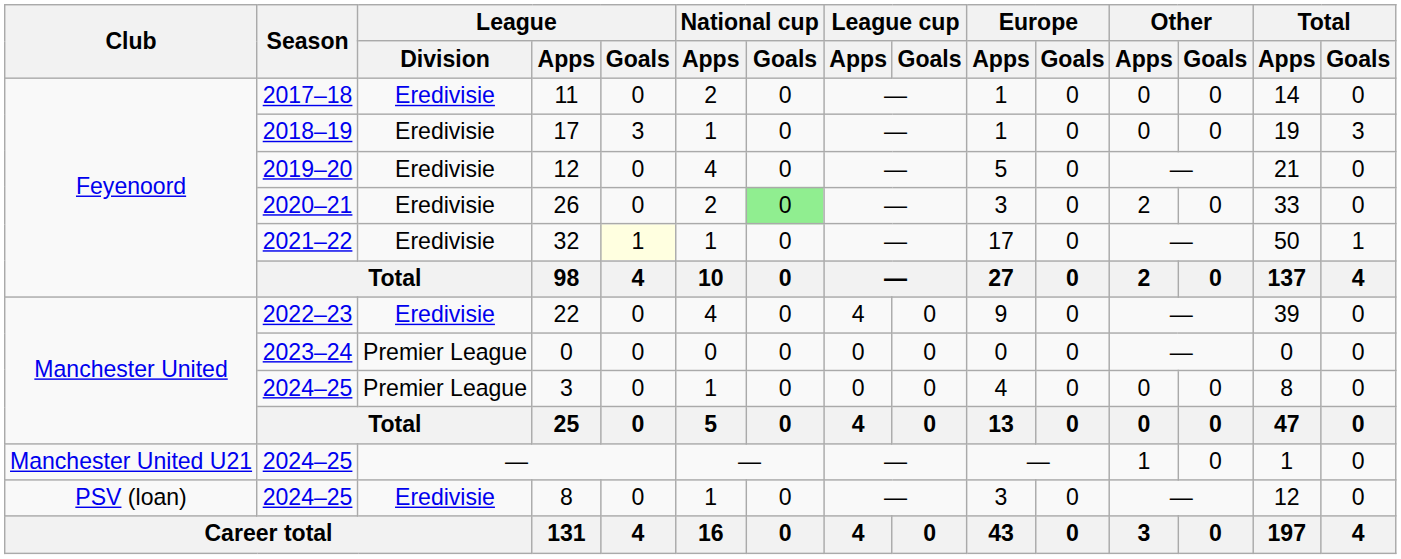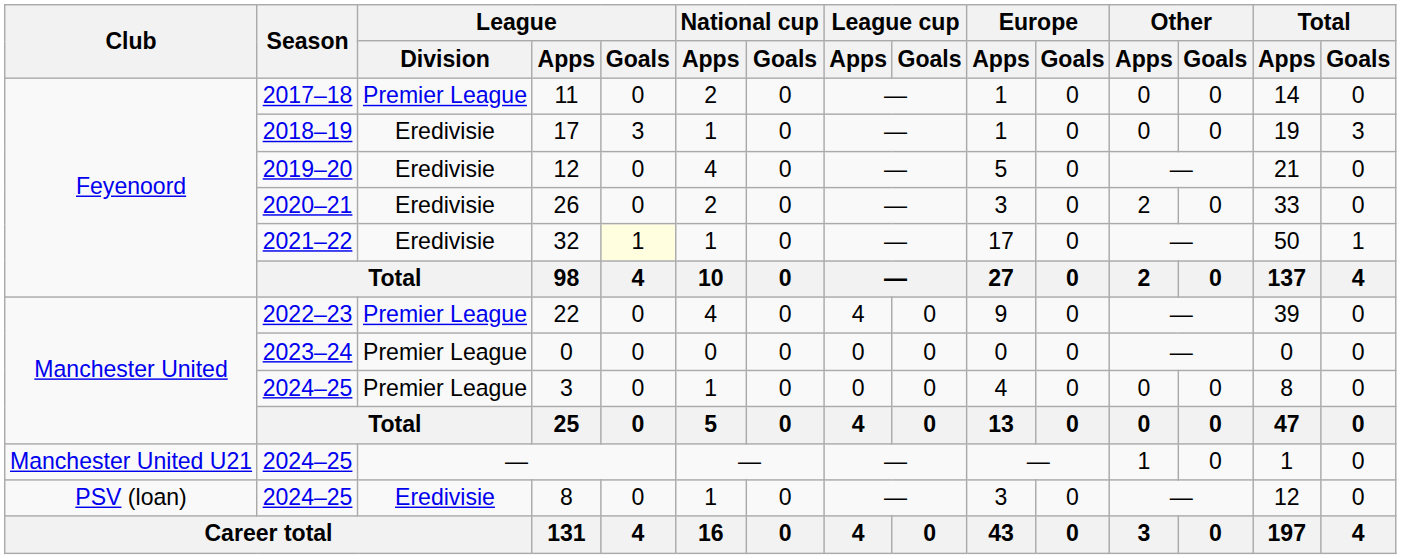(445, 95) Eredivisie -> (445, 95) Premier League
(785, 205) lightgreen background -> (785, 205) no background
(445, 315) Eredivisie -> (445, 315) Premier League
